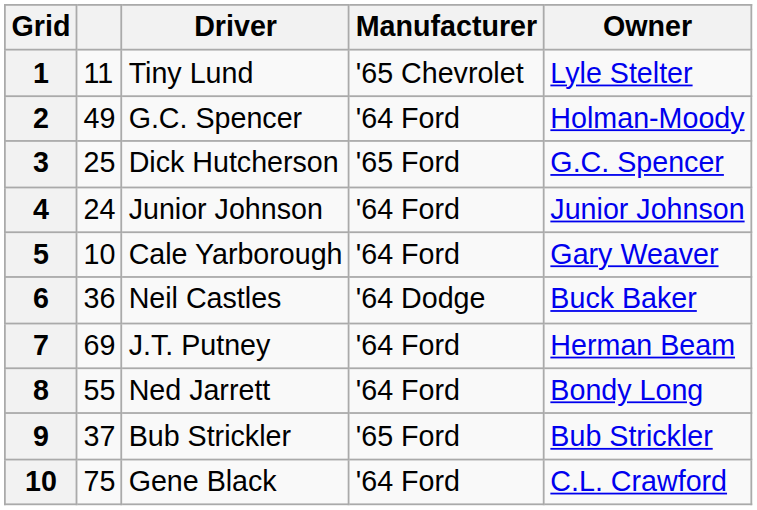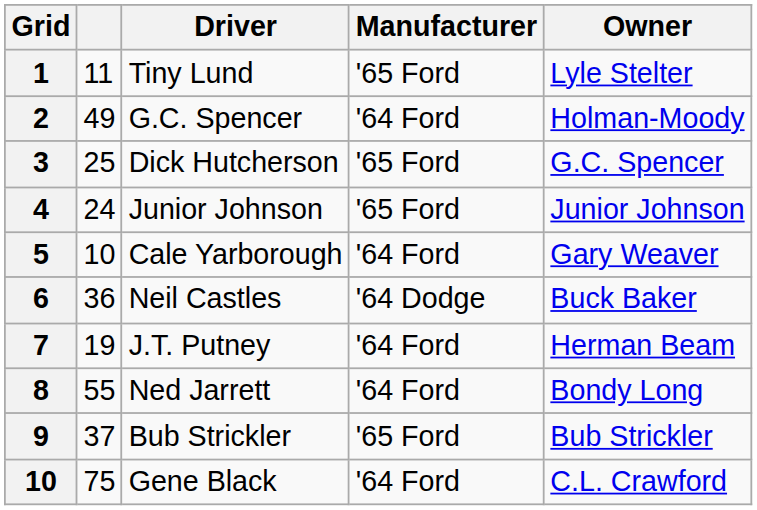(440, 72) '65 Chevrolet -> (408, 72) '65 Ford
(408, 208) '64 Ford -> (408, 208) '65 Ford
(99, 345) 69 -> (99, 345) 19
